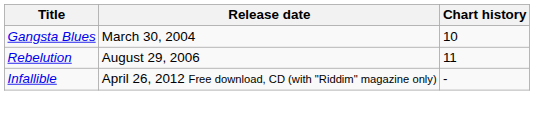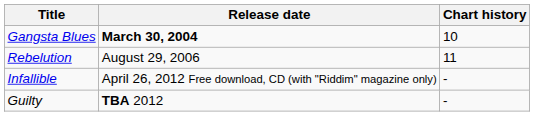(149, 36) normal -> (150, 36) bold
+ row: (25, 100)
